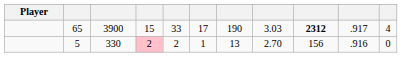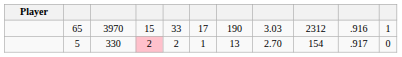(113, 28) 3900 -> (113, 28) 3970
(316, 28) bold -> (316, 28) normal
(359, 28) .917 -> (359, 28) .916
(388, 28) 4 -> (388, 28) 1
(316, 44) 156 -> (316, 44) 154
(359, 44) .916 -> (359, 44) .917
